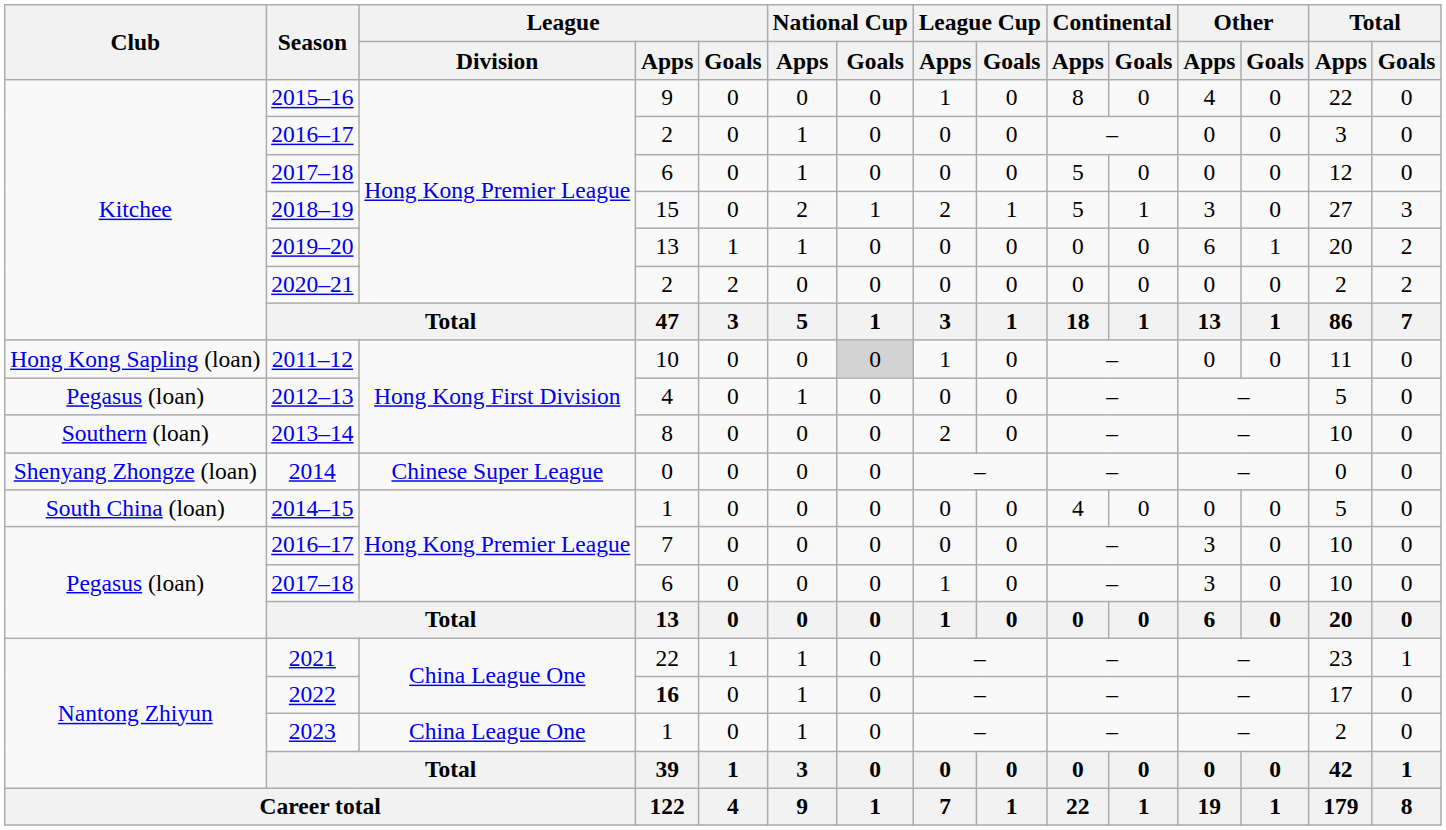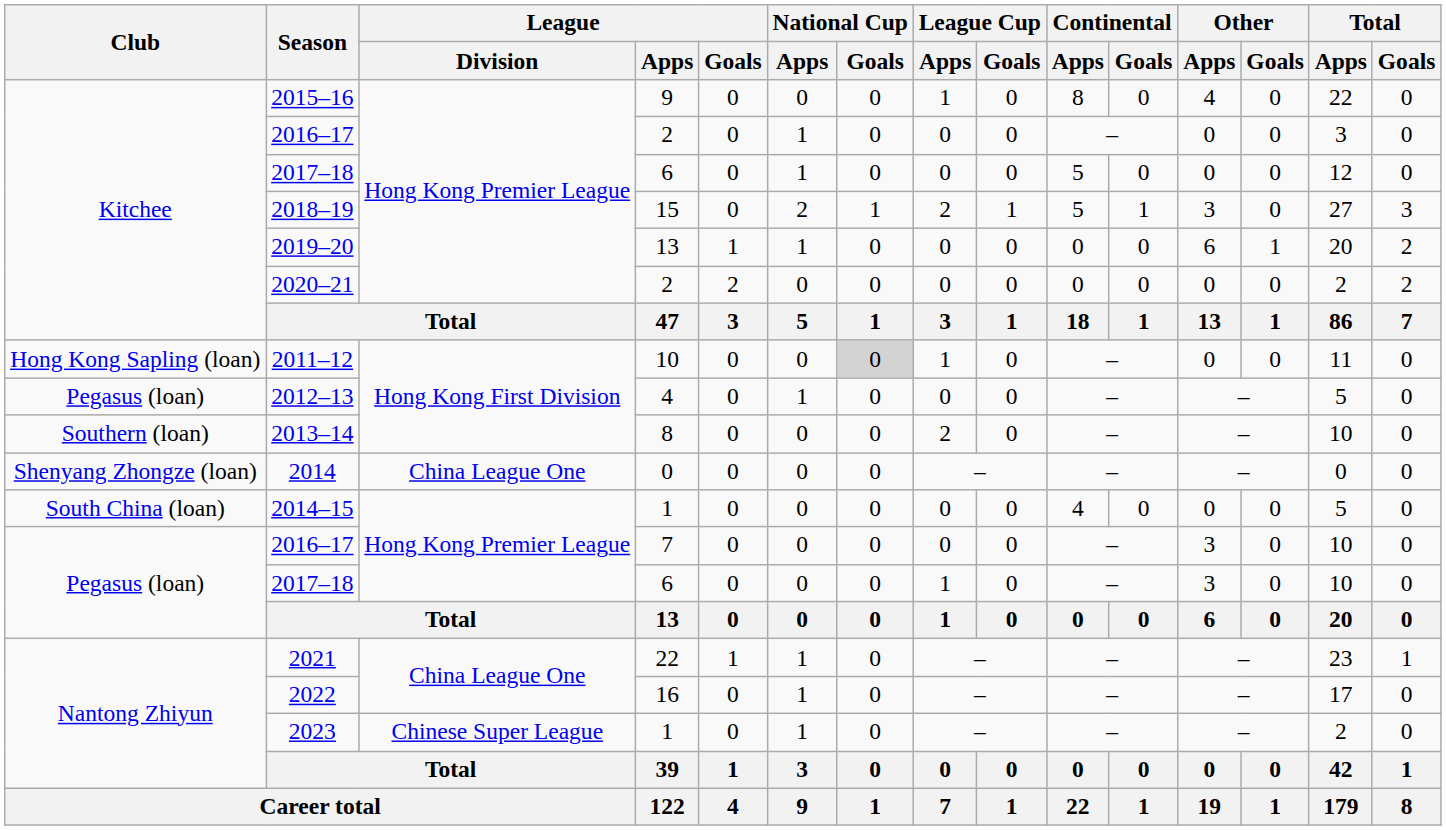(497, 470) Chinese Super League -> (497, 470) China League One
(667, 694) bold -> (667, 694) normal
(497, 731) China League One -> (497, 731) Chinese Super League
